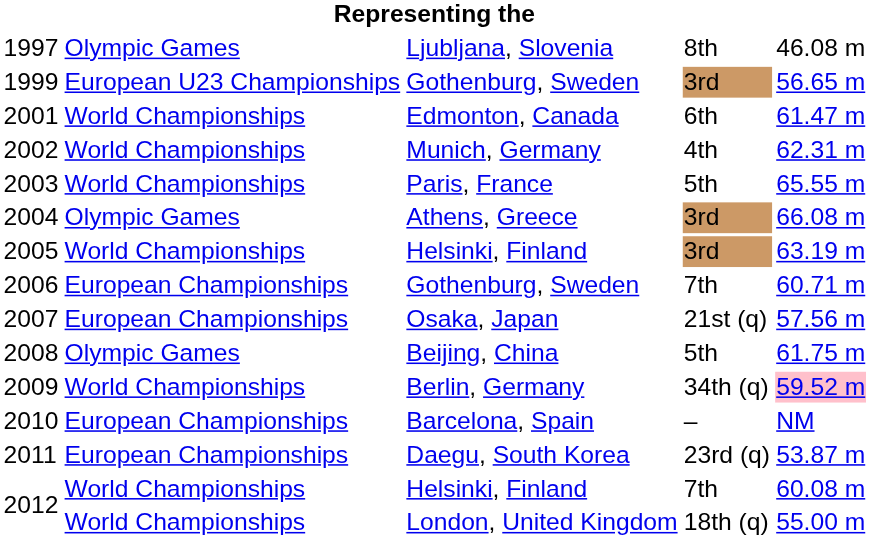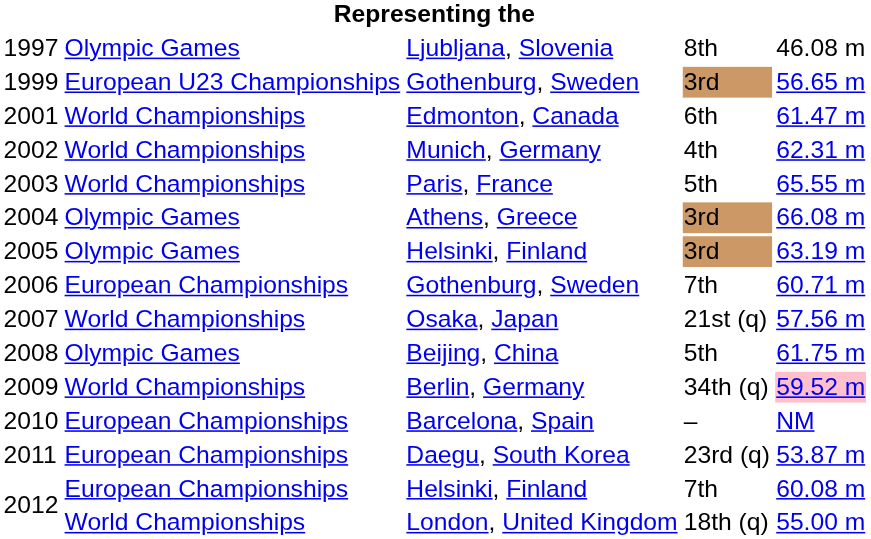(185, 251) World Championships -> (152, 251) Olympic Games
(206, 319) European Championships -> (185, 319) World Championships
(185, 488) World Championships -> (206, 488) European Championships
